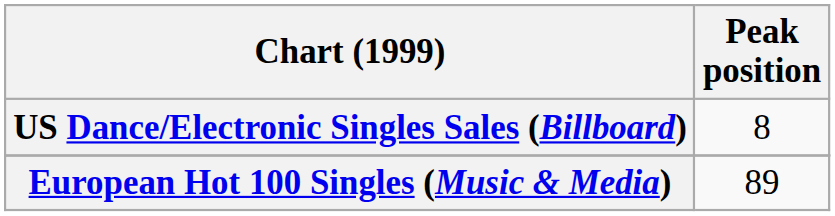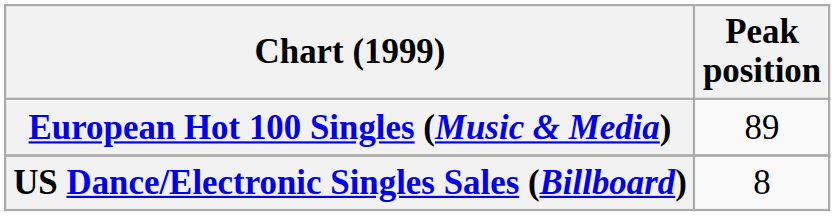rows swapped: (350, 182) <-> (350, 126)
